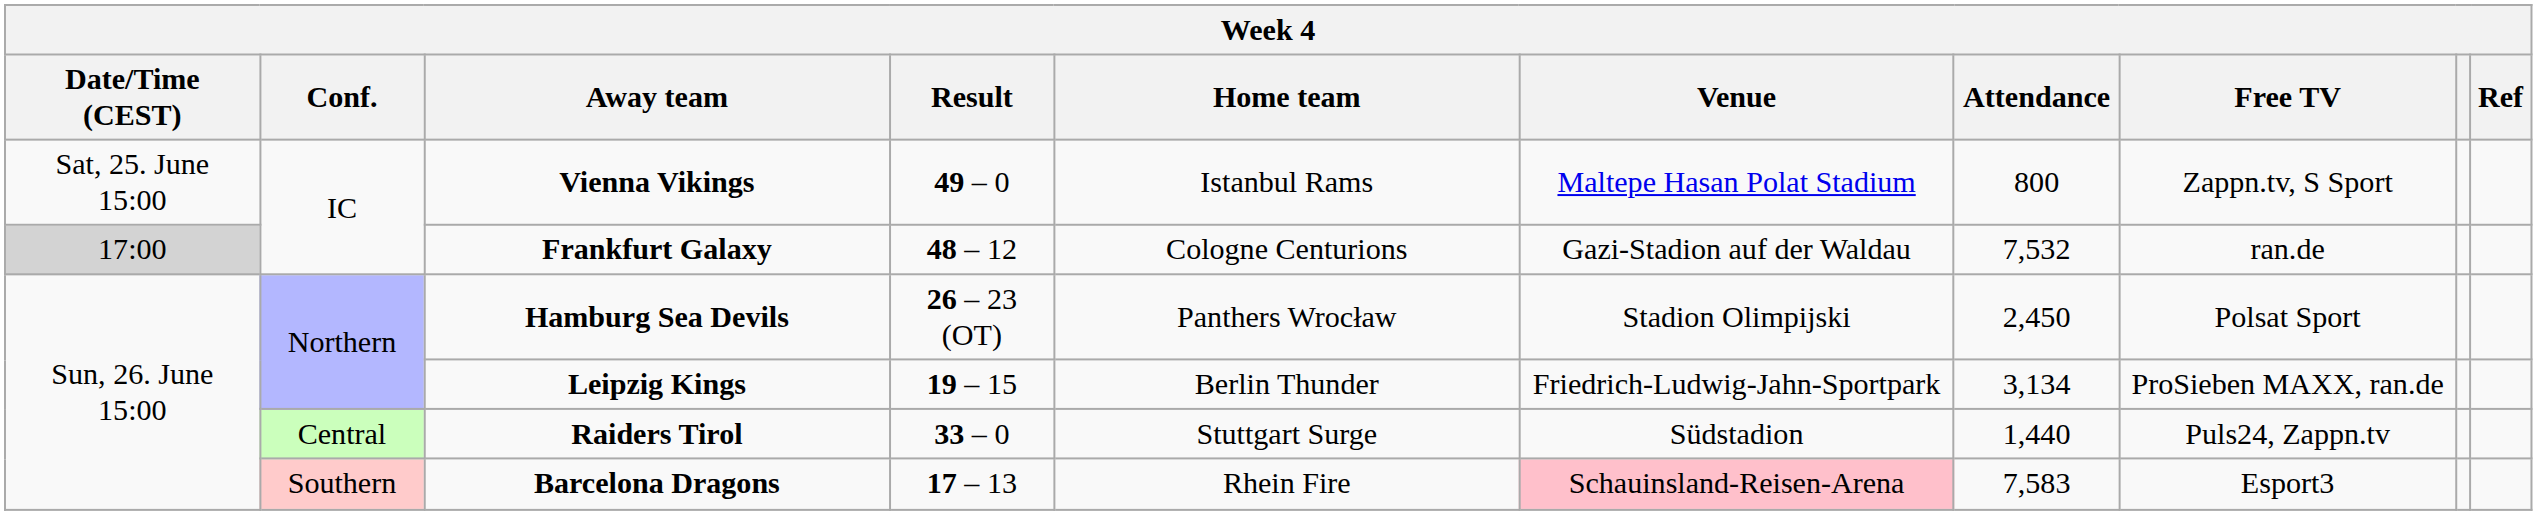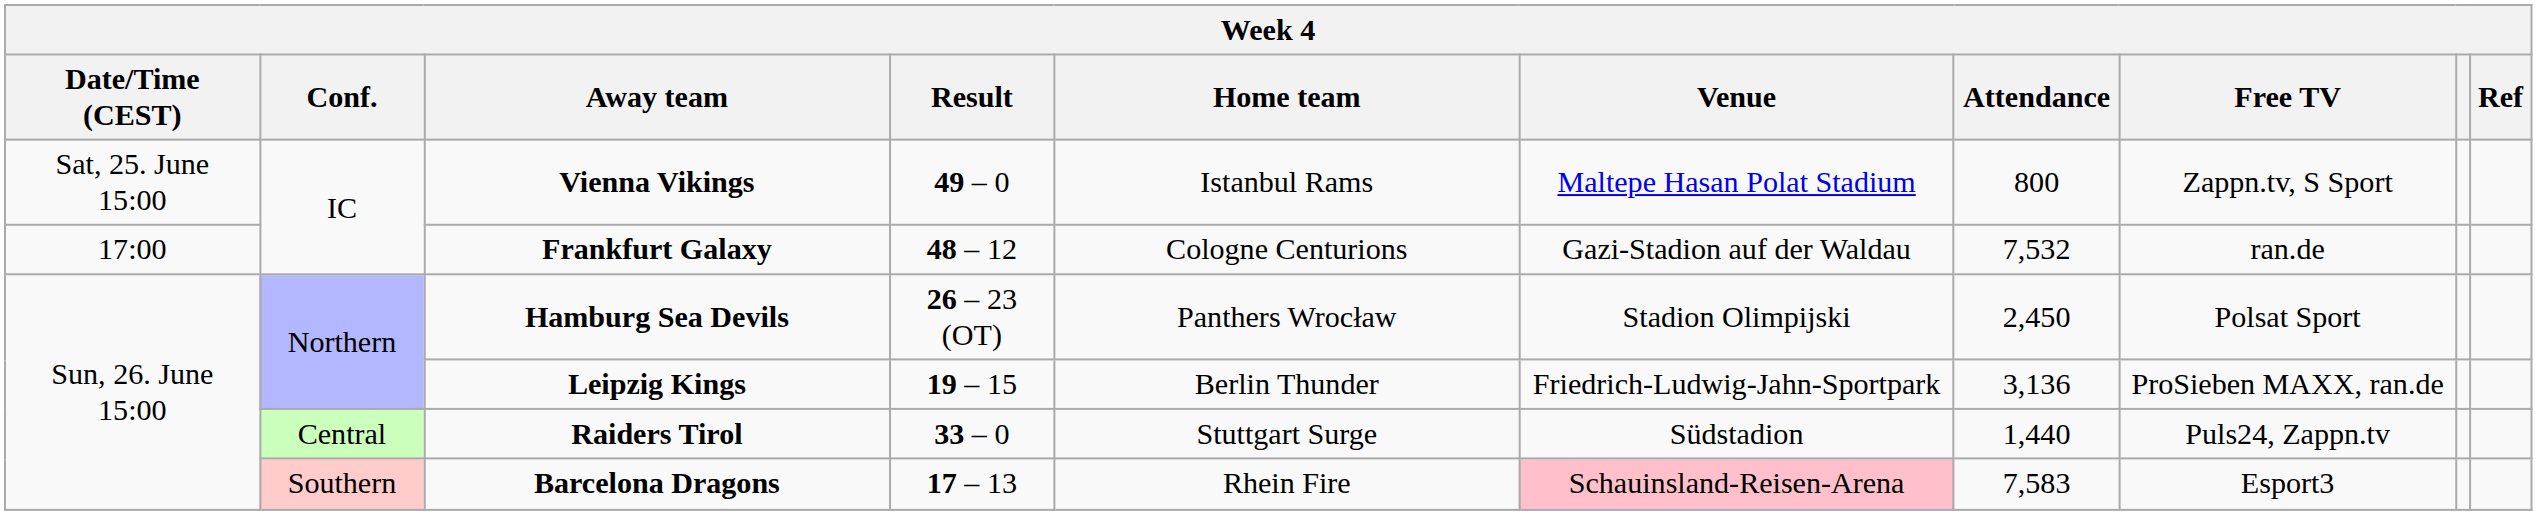(132, 249) lightgrey background -> (132, 249) no background
(2037, 384) 3,134 -> (2037, 384) 3,136
